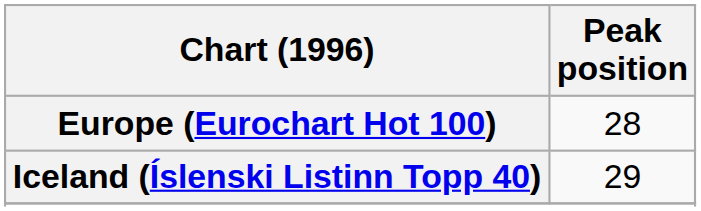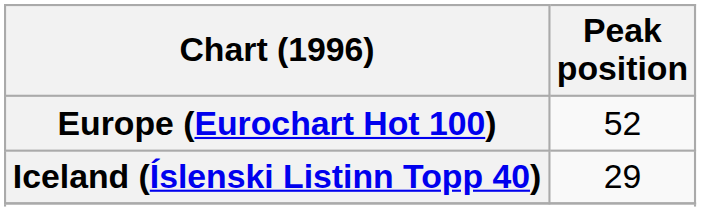(622, 122) 28 -> (622, 122) 52
